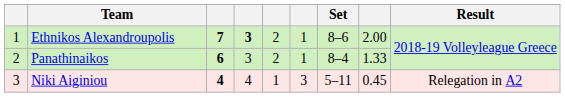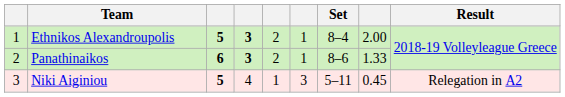(220, 37) 7 -> (220, 37) 5
(338, 37) 8–6 -> (338, 37) 8–4
(248, 59) normal -> (248, 59) bold
(338, 59) 8–4 -> (338, 59) 8–6
(220, 80) 4 -> (220, 80) 5
